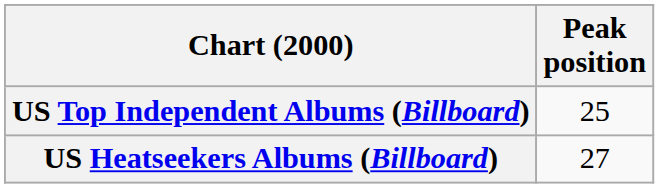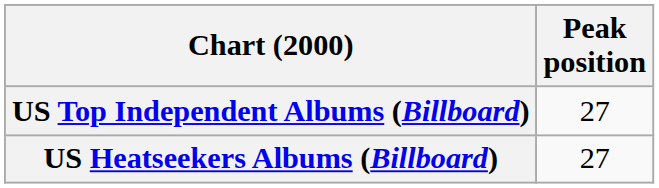(595, 110) 25 -> (595, 110) 27
